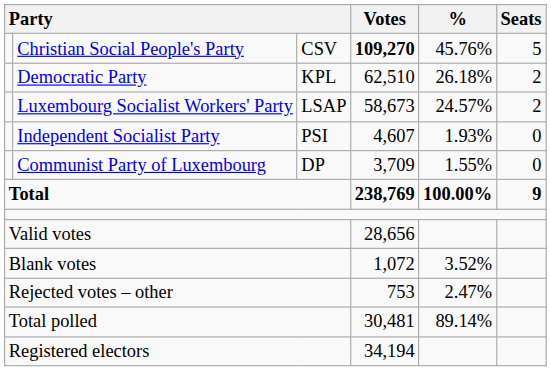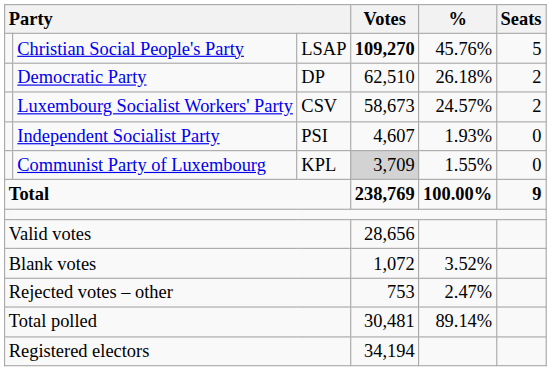(319, 48) CSV -> (324, 48) LSAP
(319, 77) KPL -> (313, 77) DP
(324, 106) LSAP -> (319, 106) CSV
(313, 164) DP -> (319, 164) KPL
(394, 164) no background -> (394, 164) lightgrey background
